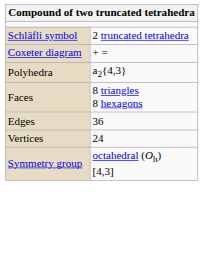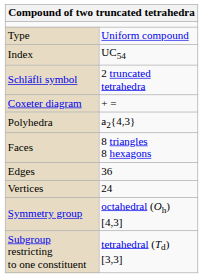+ row: (19, 35)
+ row: (20, 54)
+ row: (47, 251)
